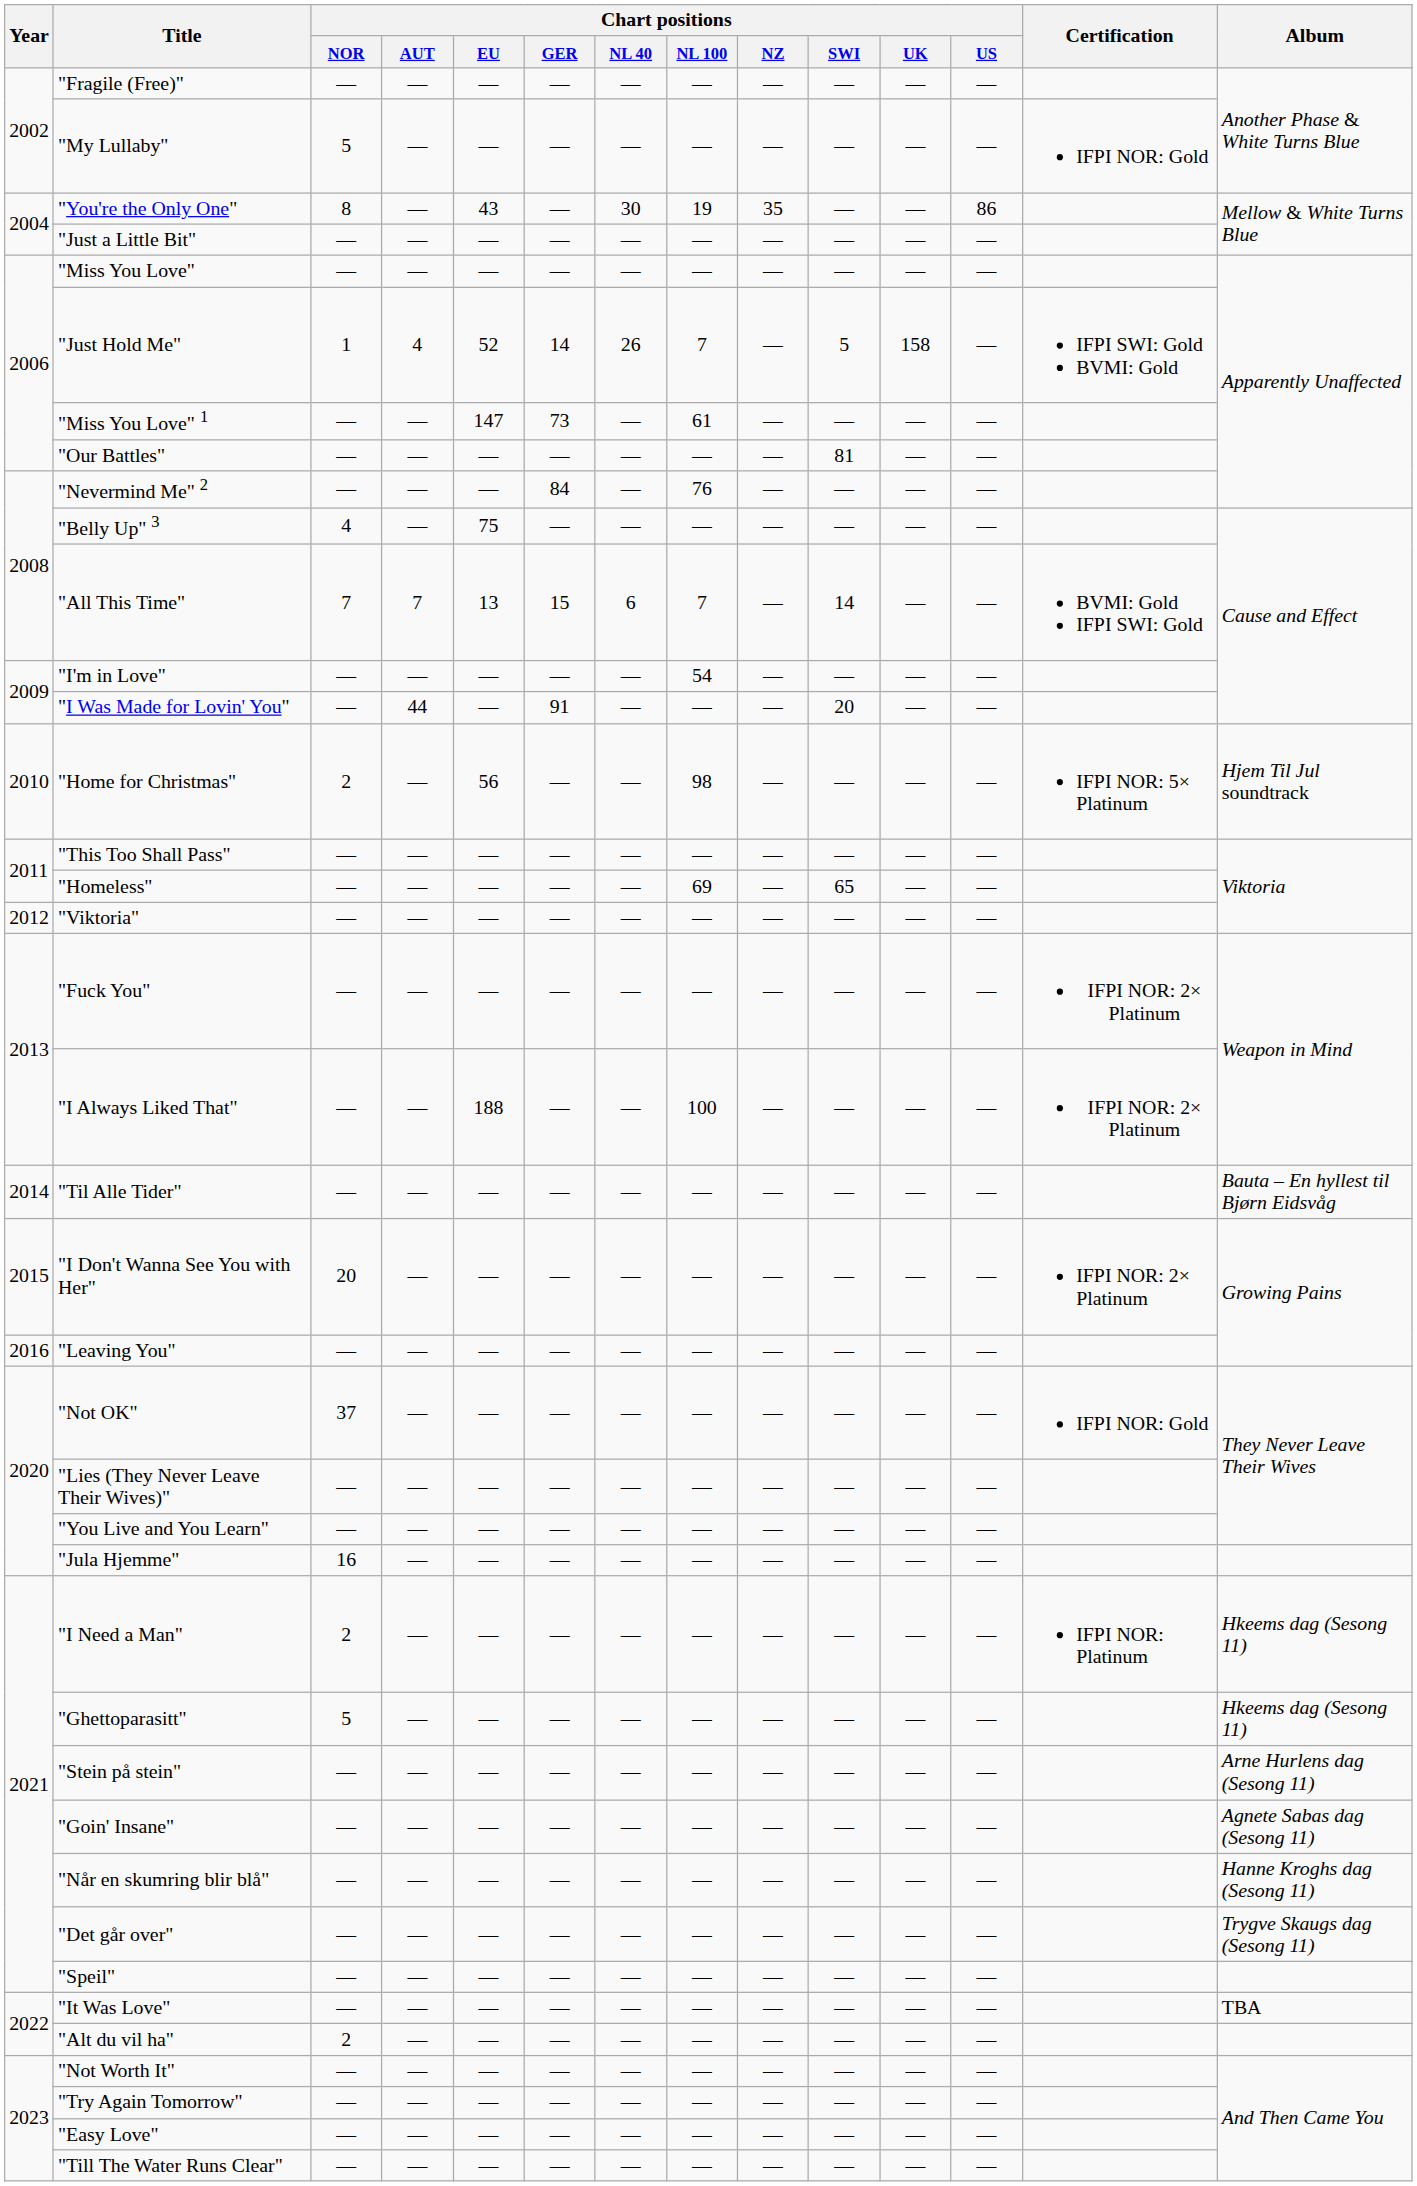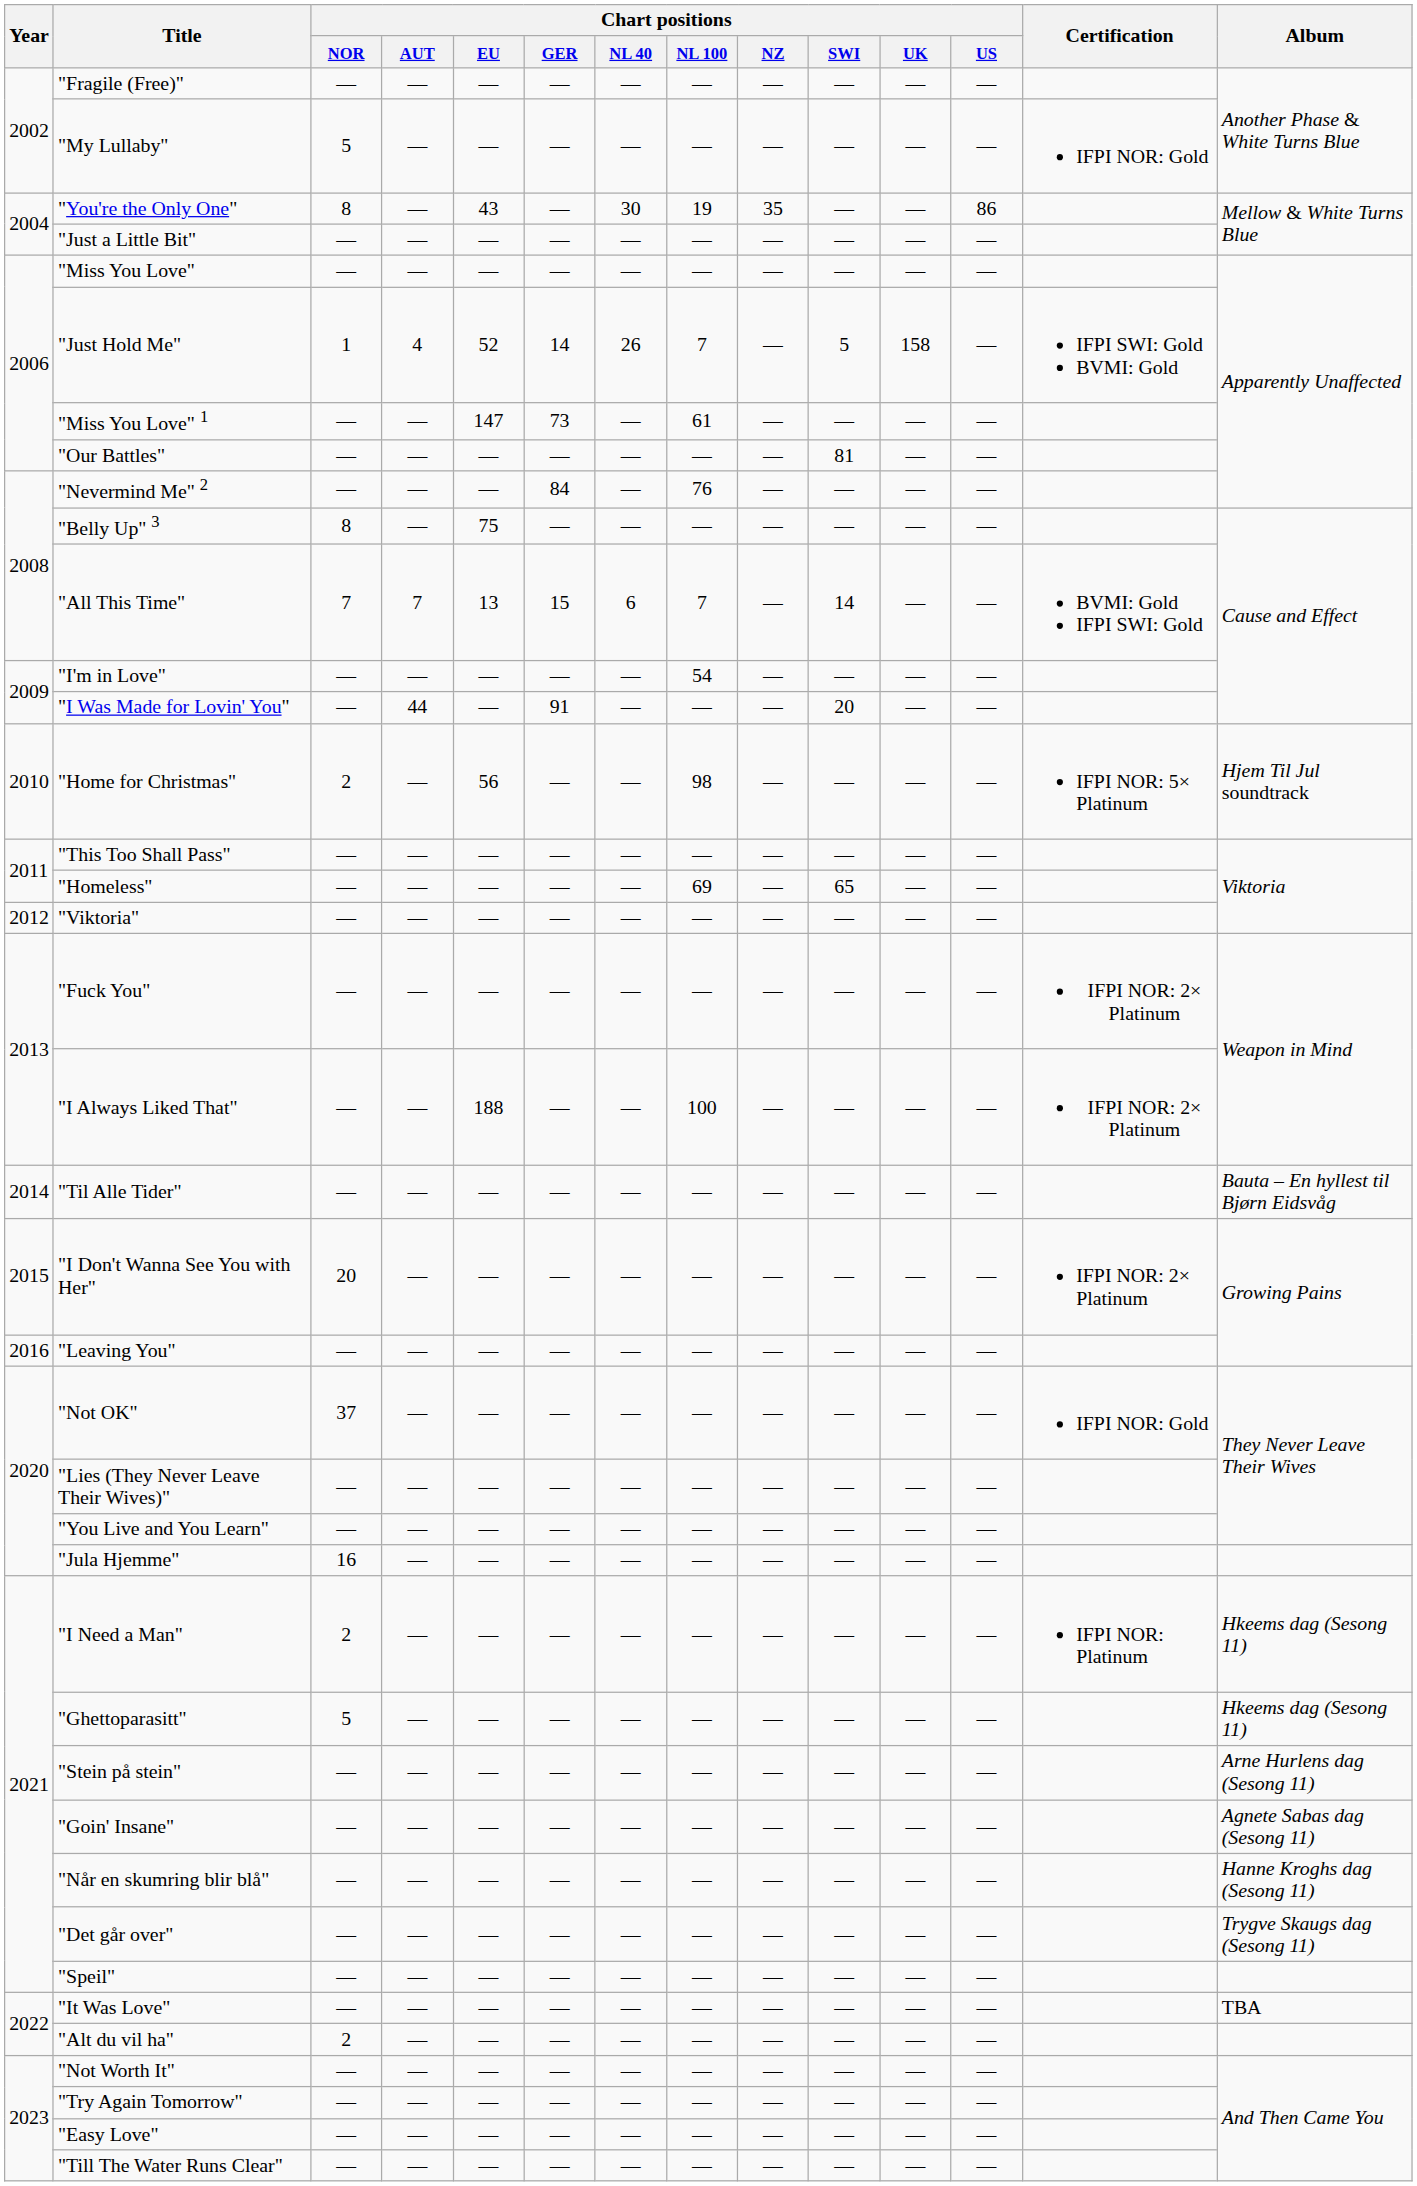(346, 526) 4 -> (346, 526) 8
